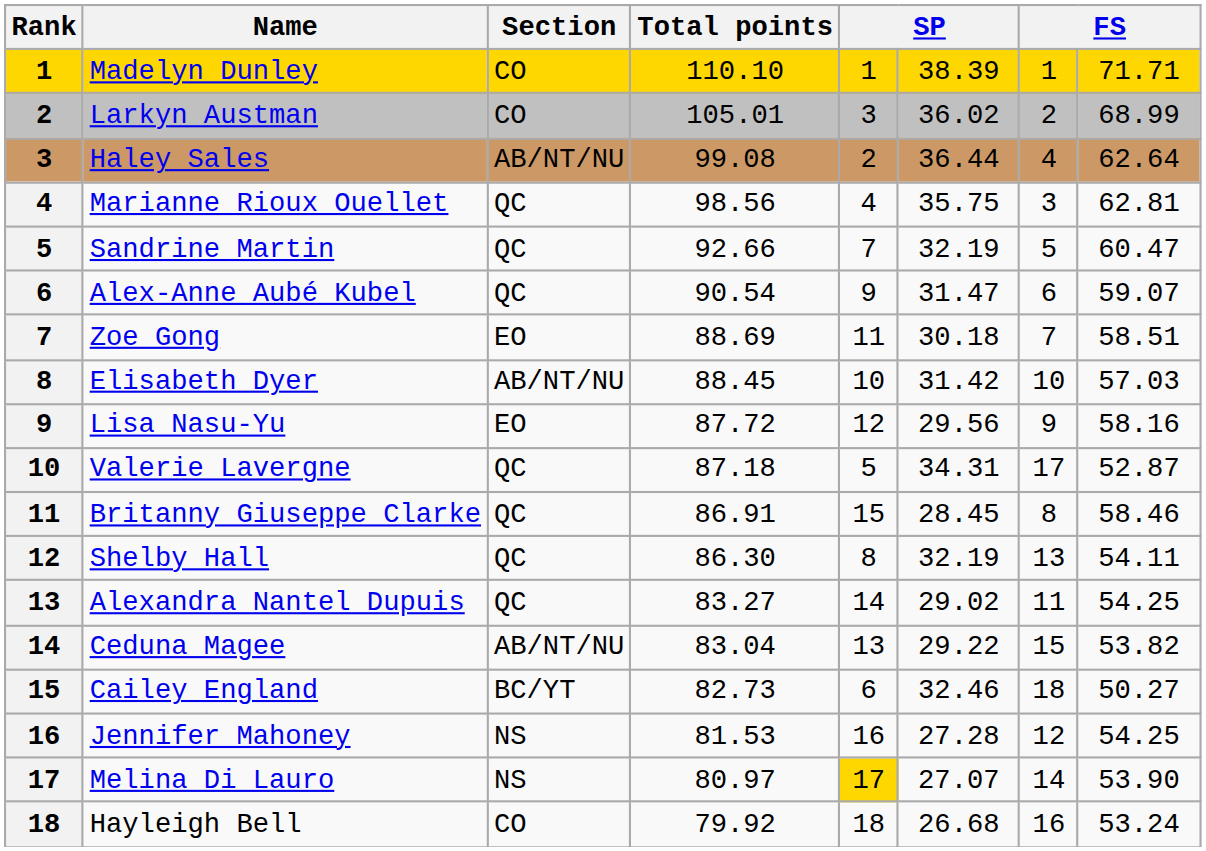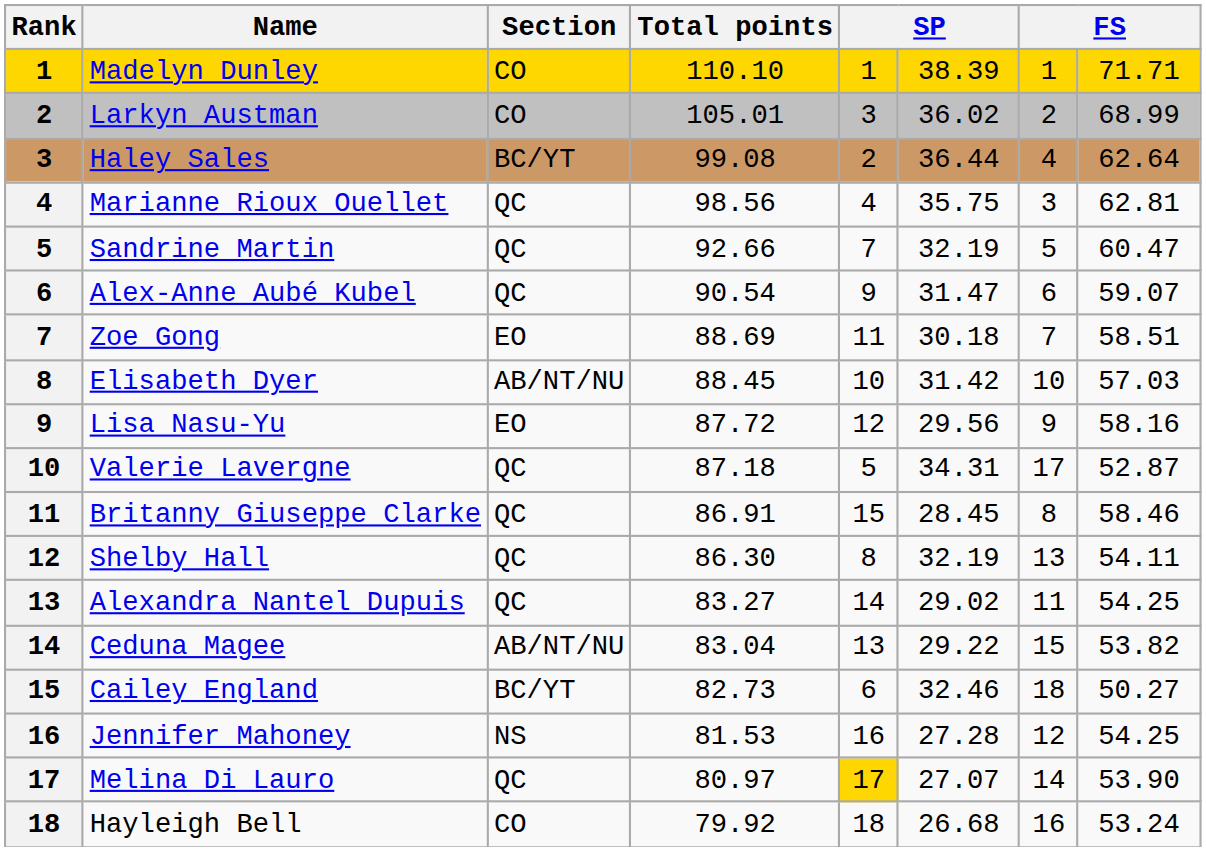(559, 160) AB/NT/NU -> (535, 160) BC/YT
(510, 780) NS -> (510, 780) QC
